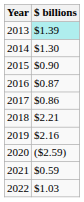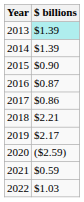(47, 48) $1.30 -> (47, 48) $1.39
(47, 135) $2.16 -> (47, 135) $2.17
